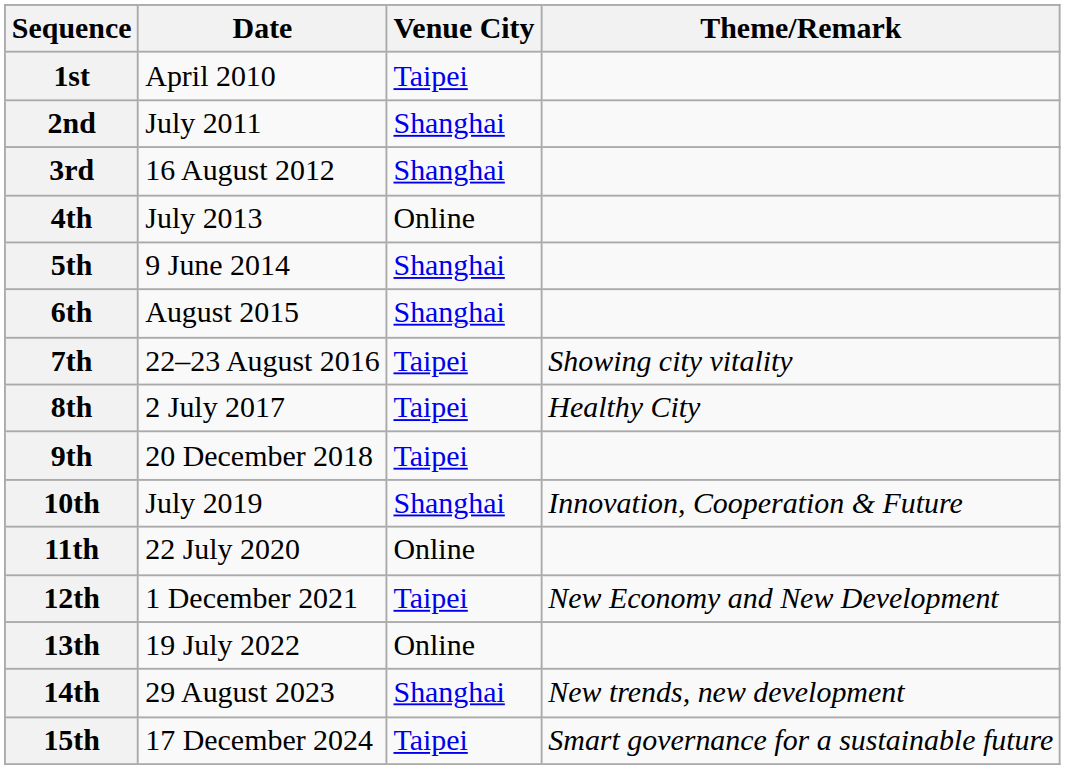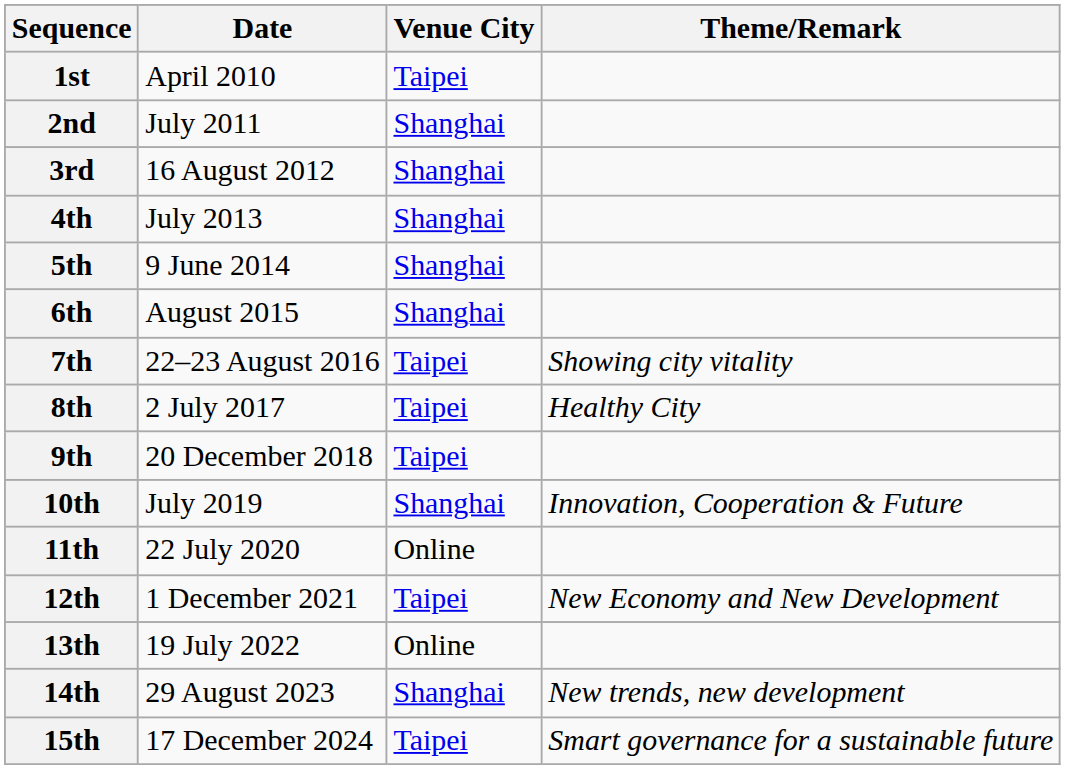(434, 218) Online -> (449, 218) Shanghai
